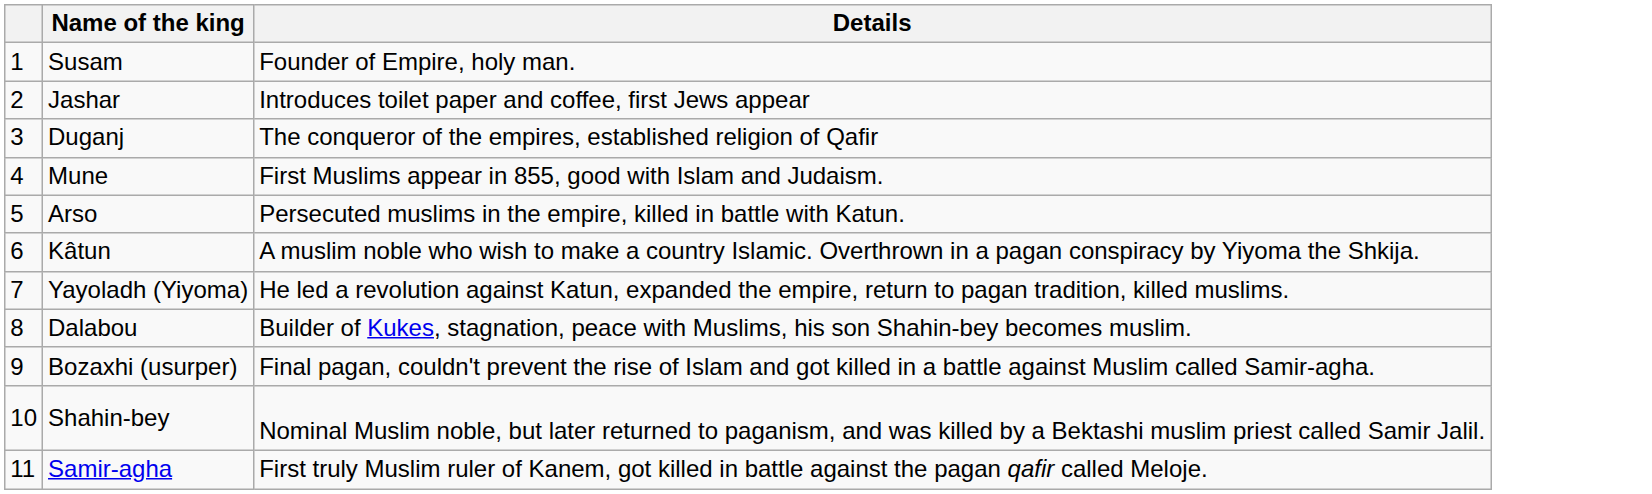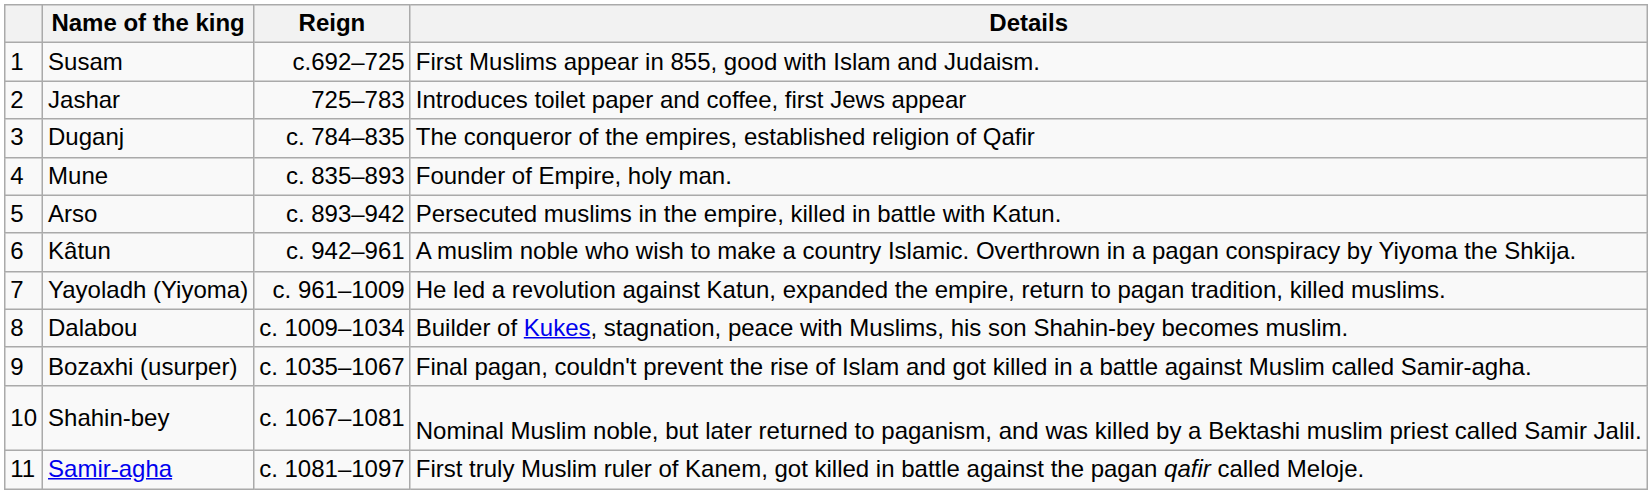+ column: (332, 23)
(417, 61) Founder of Empire, holy man. -> (728, 61) First Muslims appear in 855, good with Islam and Judaism.
(571, 175) First Muslims appear in 855, good with Islam and Judaism. -> (574, 175) Founder of Empire, holy man.
